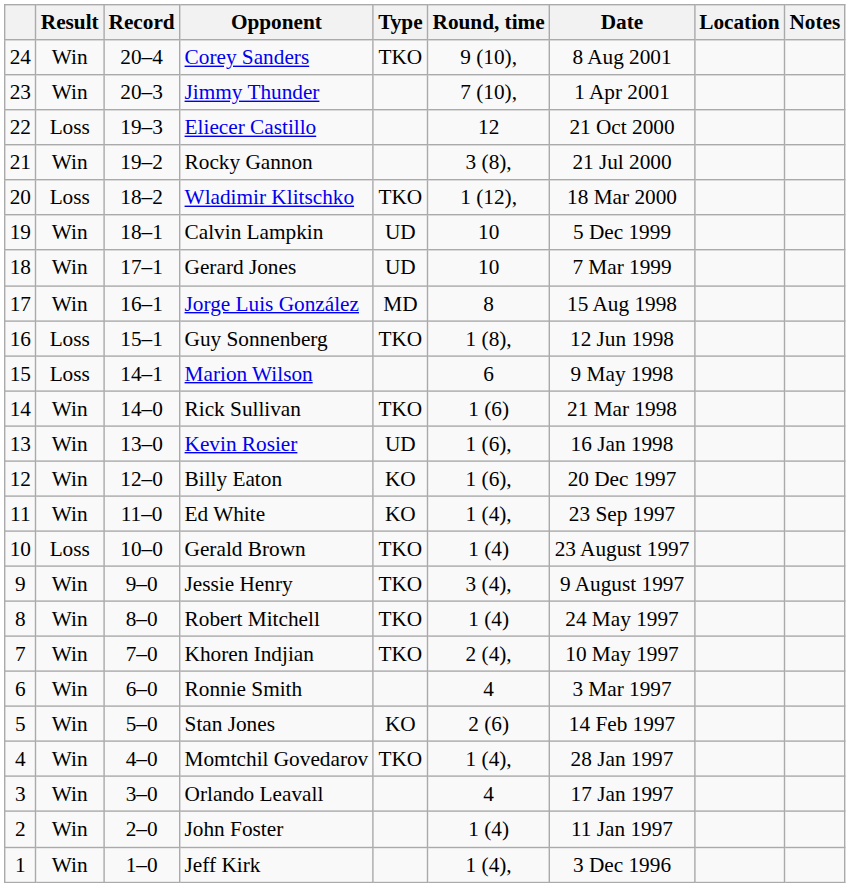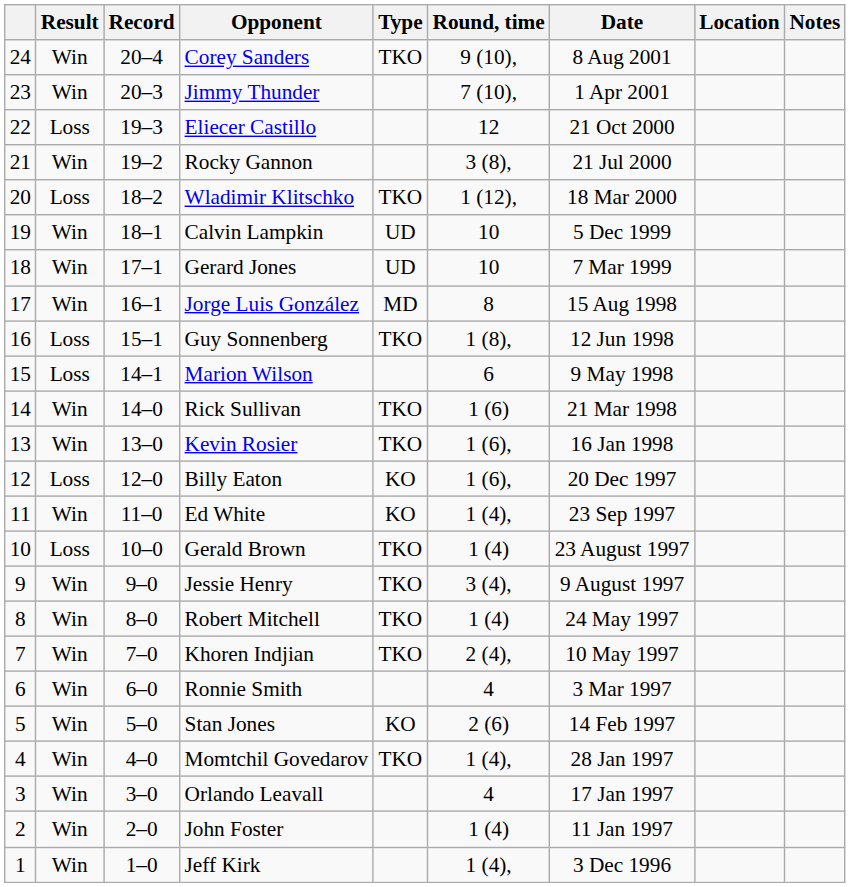(400, 443) UD -> (400, 443) TKO
(70, 478) Win -> (70, 478) Loss
